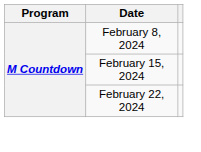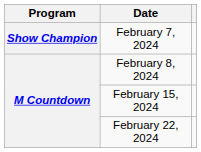+ row: (146, 38)
